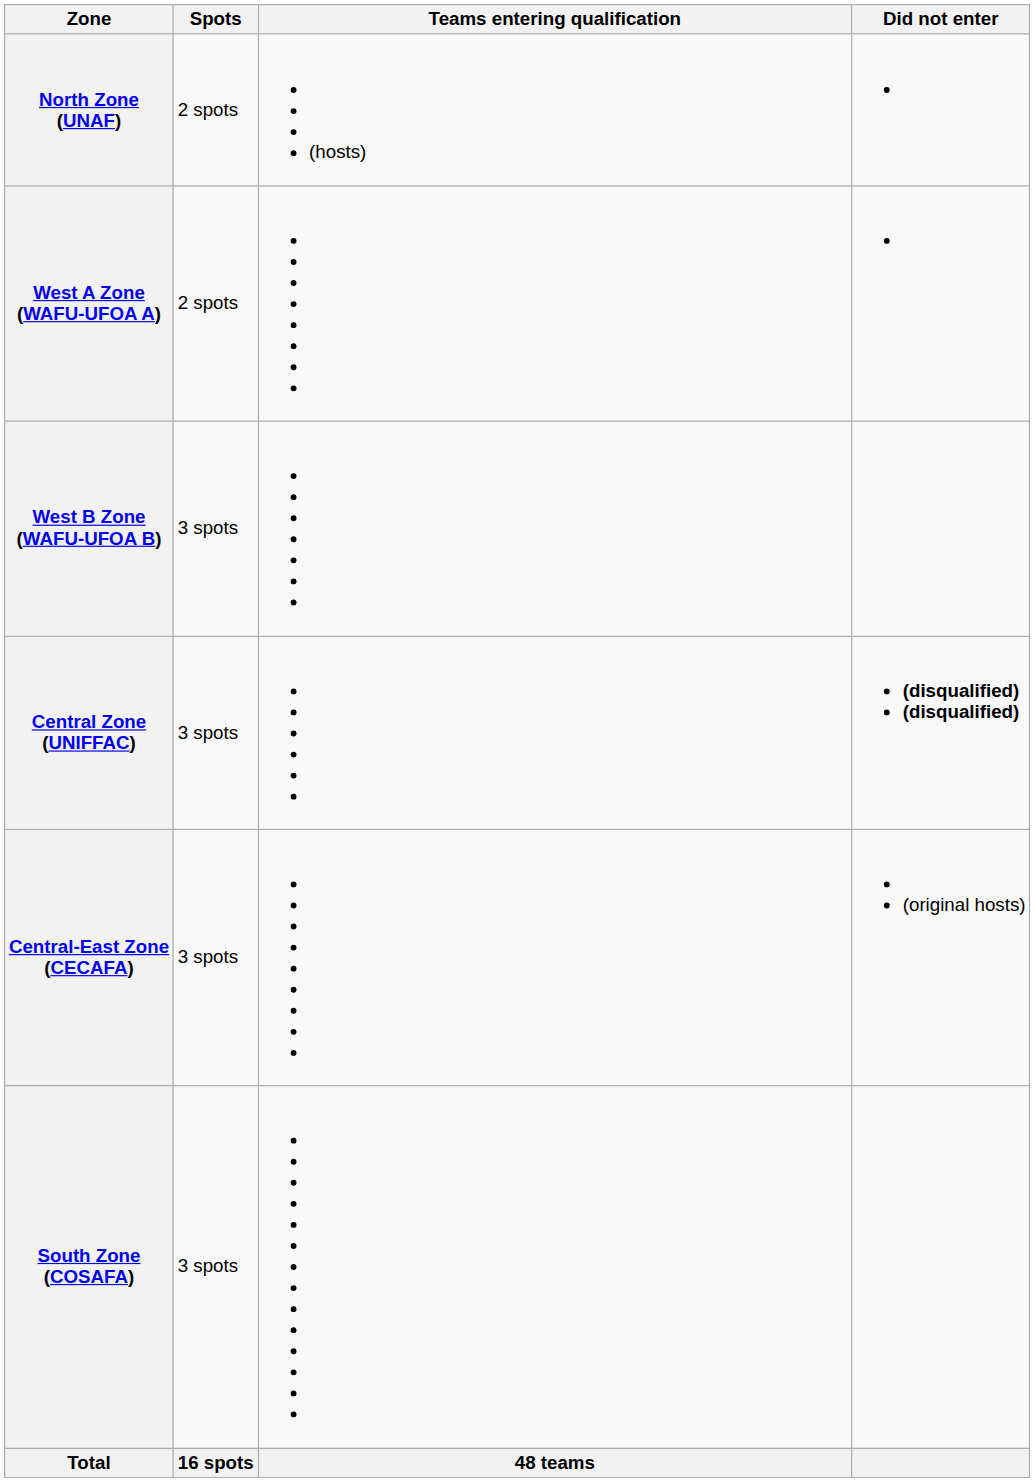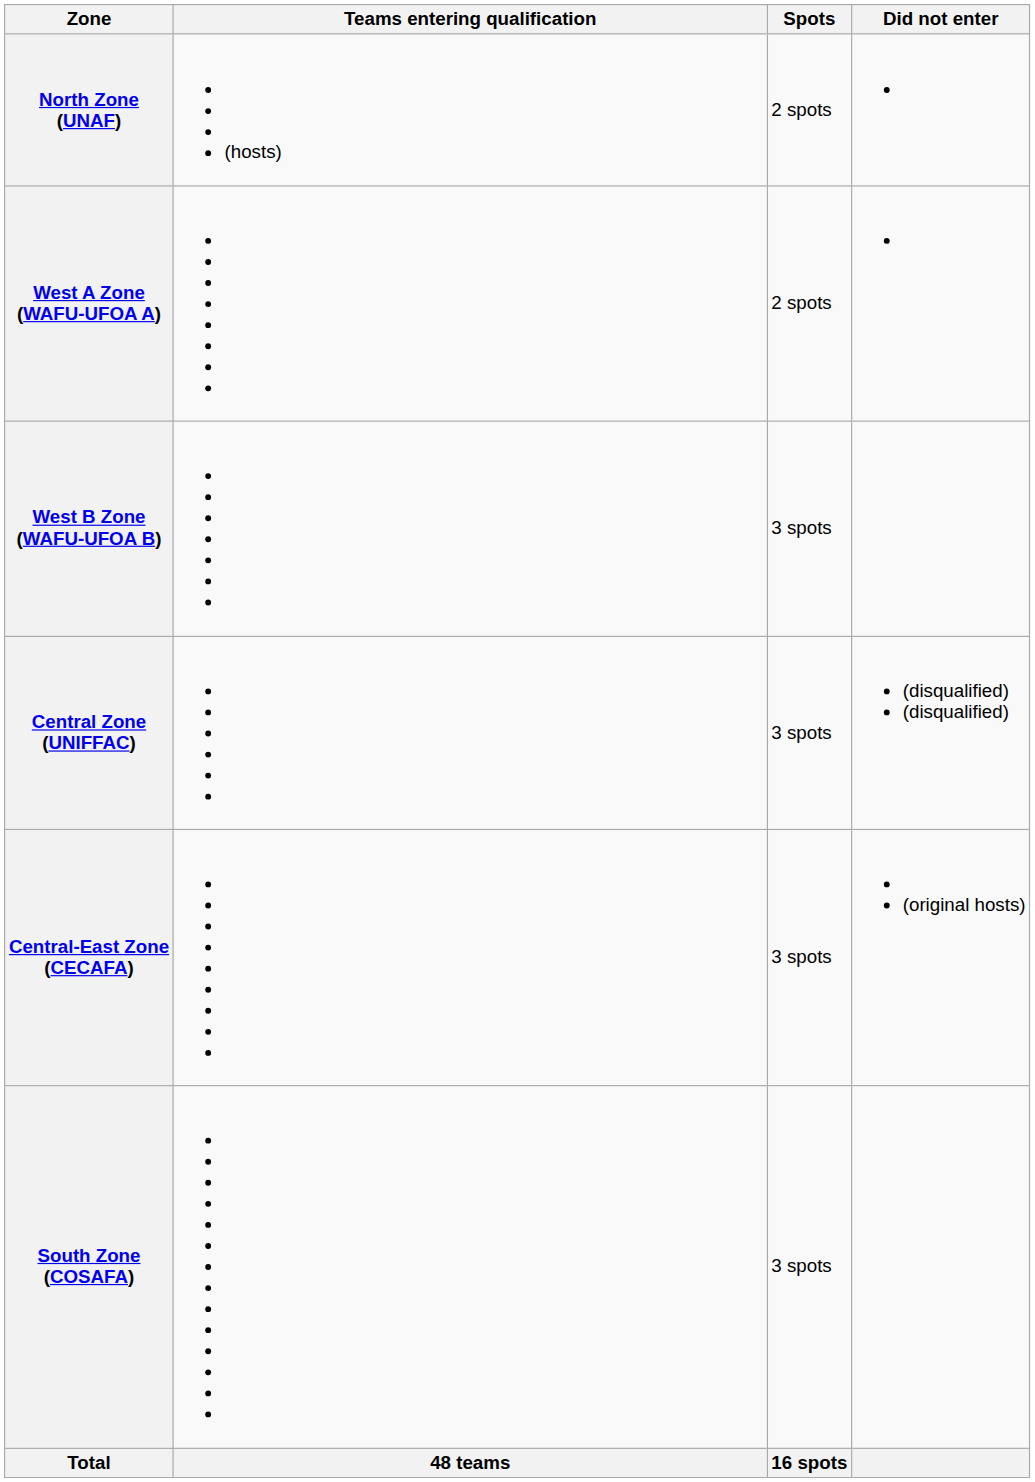columns swapped: (216, 19) <-> (555, 19)
(941, 701) bold -> (941, 701) normal
